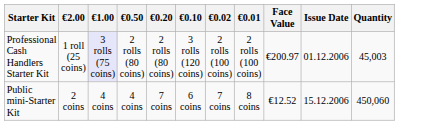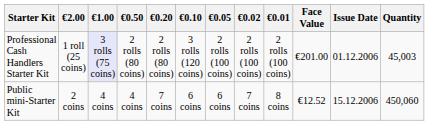+ column: (220, 18)
(282, 56) €200.97 -> (312, 56) €201.00
